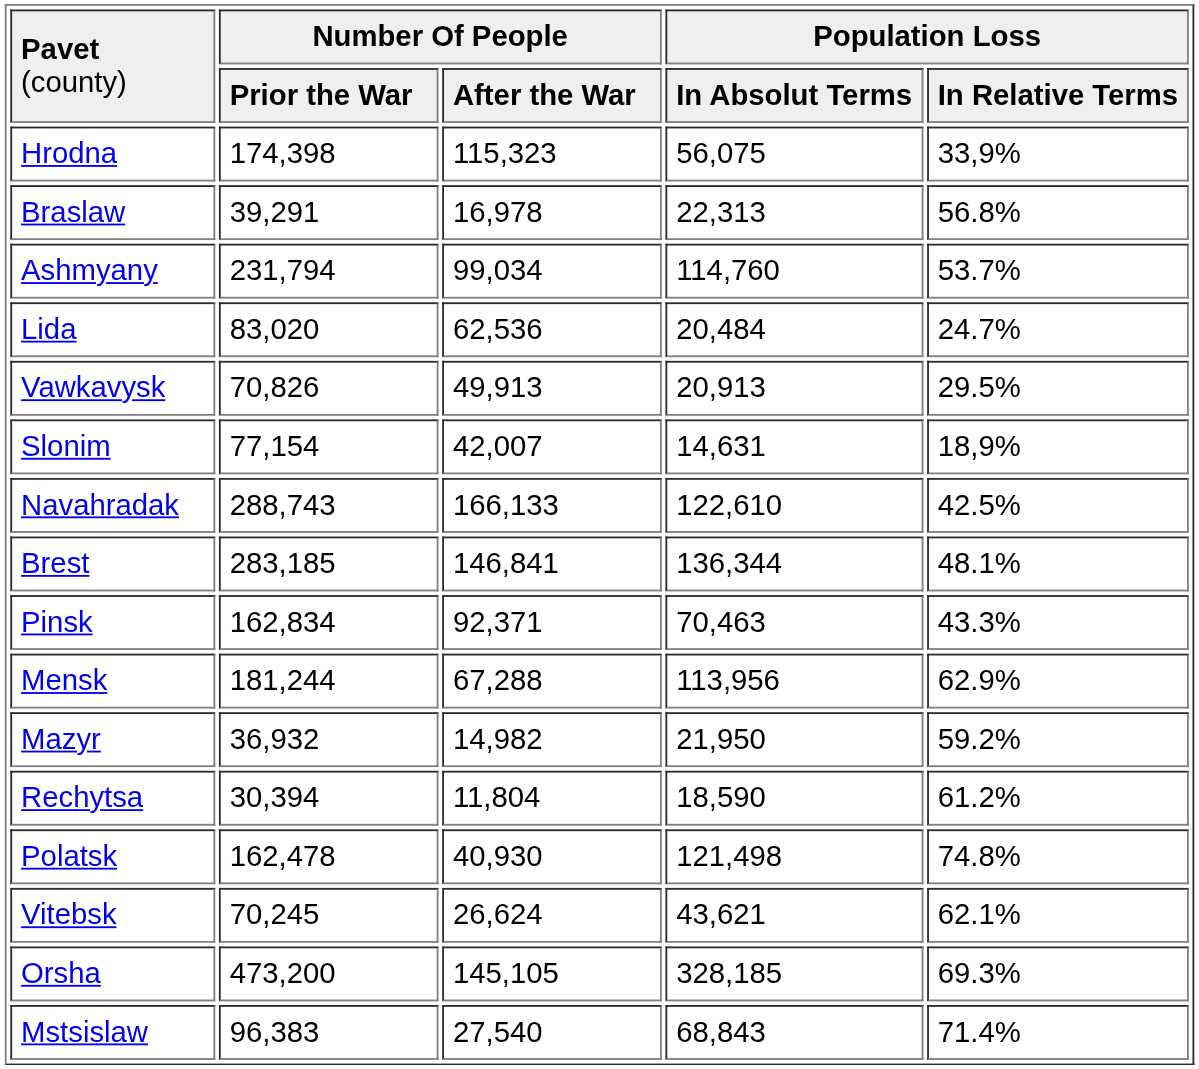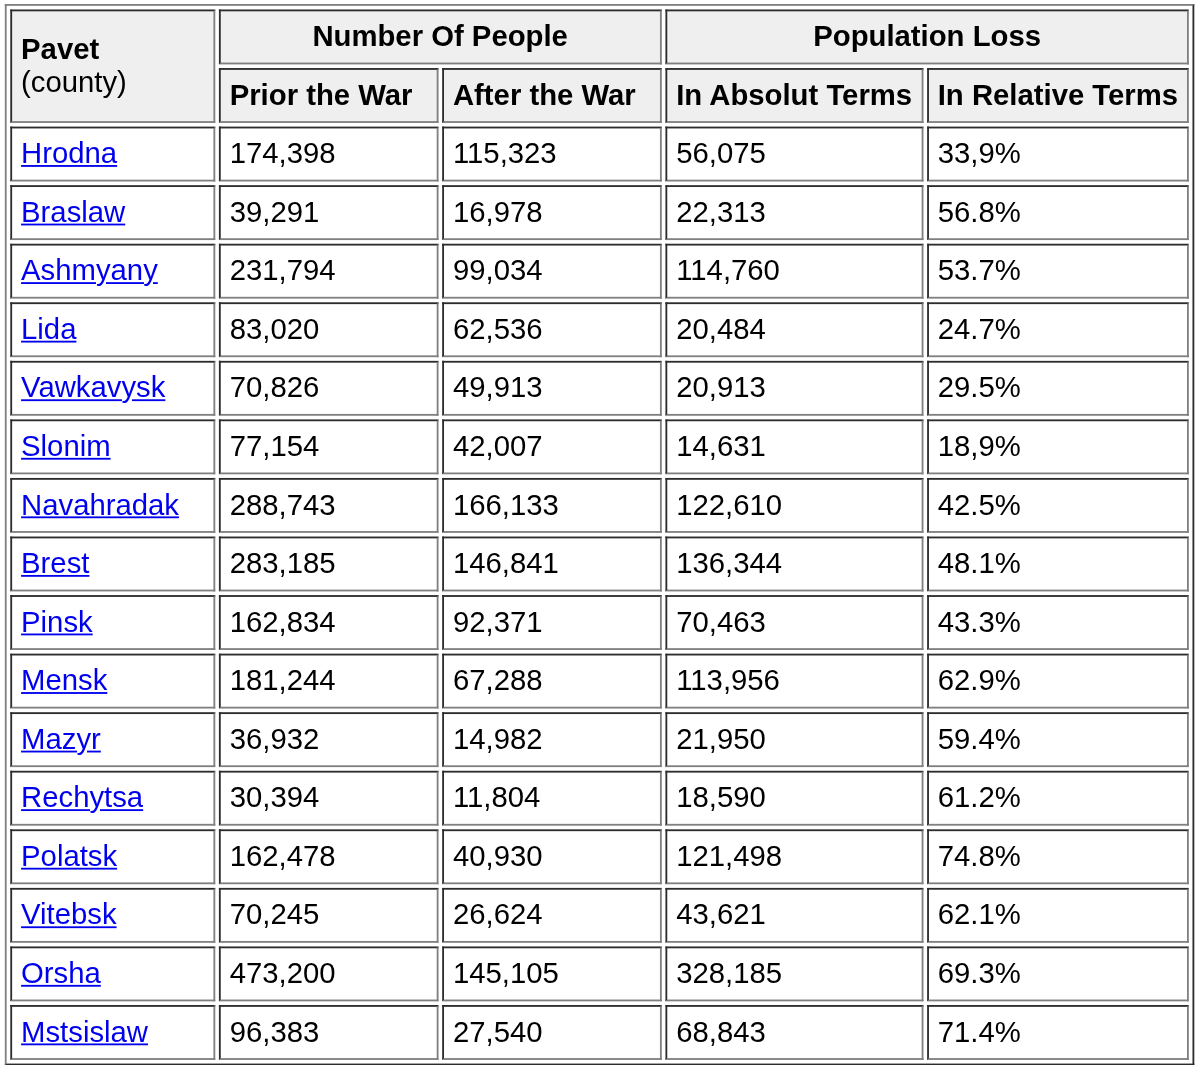(979, 739) 59.2% -> (979, 739) 59.4%
